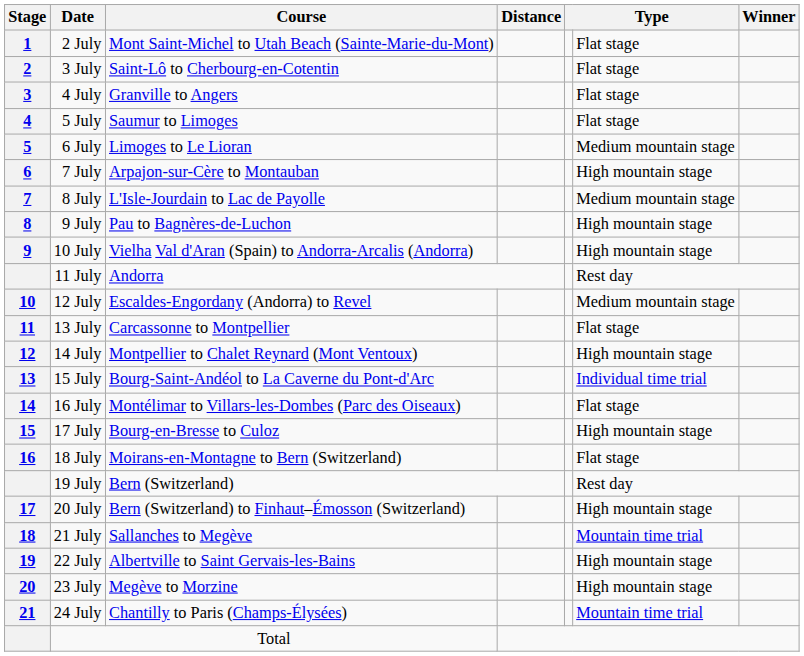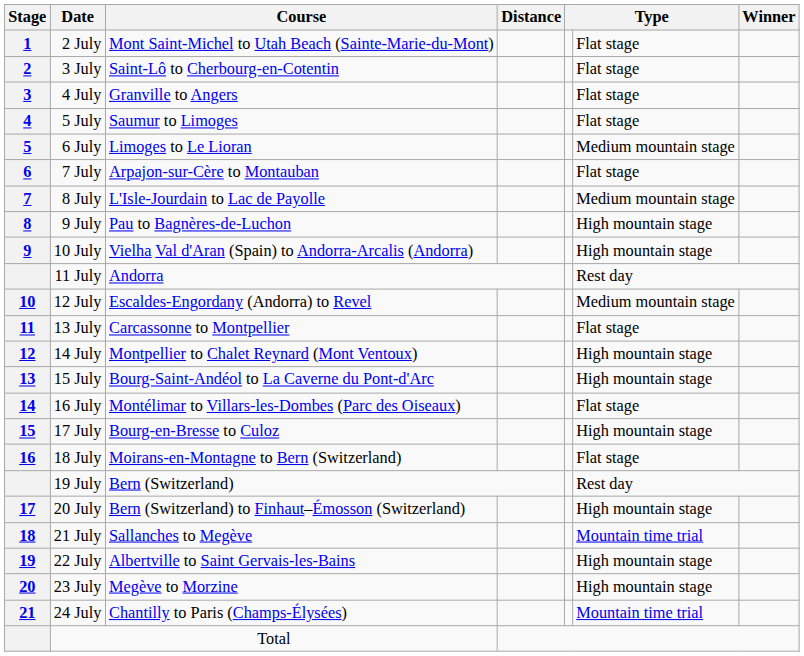(644, 172) High mountain stage -> (608, 172) Flat stage
(641, 379) Individual time trial -> (644, 379) High mountain stage
